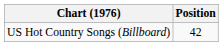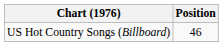(196, 32) 42 -> (196, 32) 46
